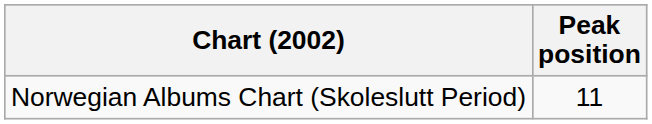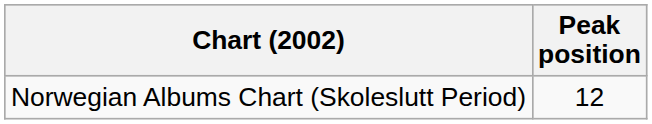(589, 97) 11 -> (589, 97) 12
